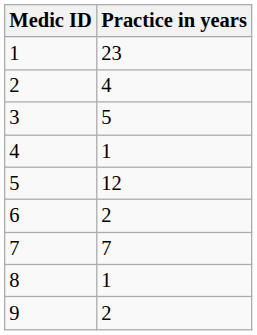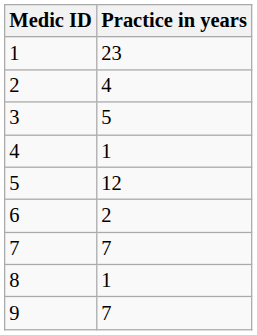(106, 313) 2 -> (106, 313) 7
